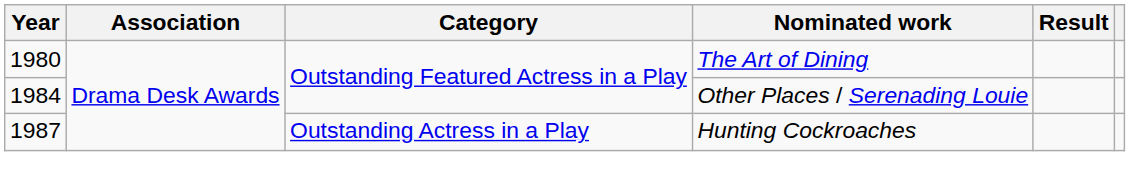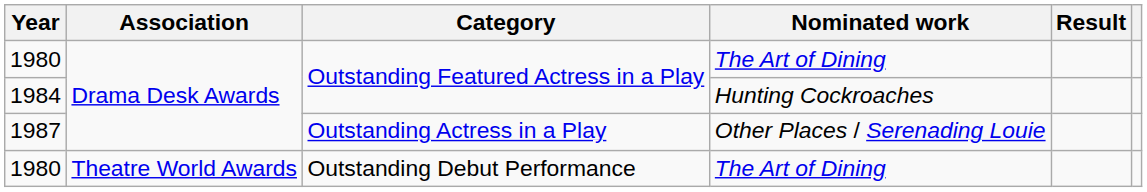(863, 95) Other Places / Serenading Louie -> (824, 95) Hunting Cockroaches
(807, 131) Hunting Cockroaches -> (880, 131) Other Places / Serenading Louie
+ row: (35, 167)
